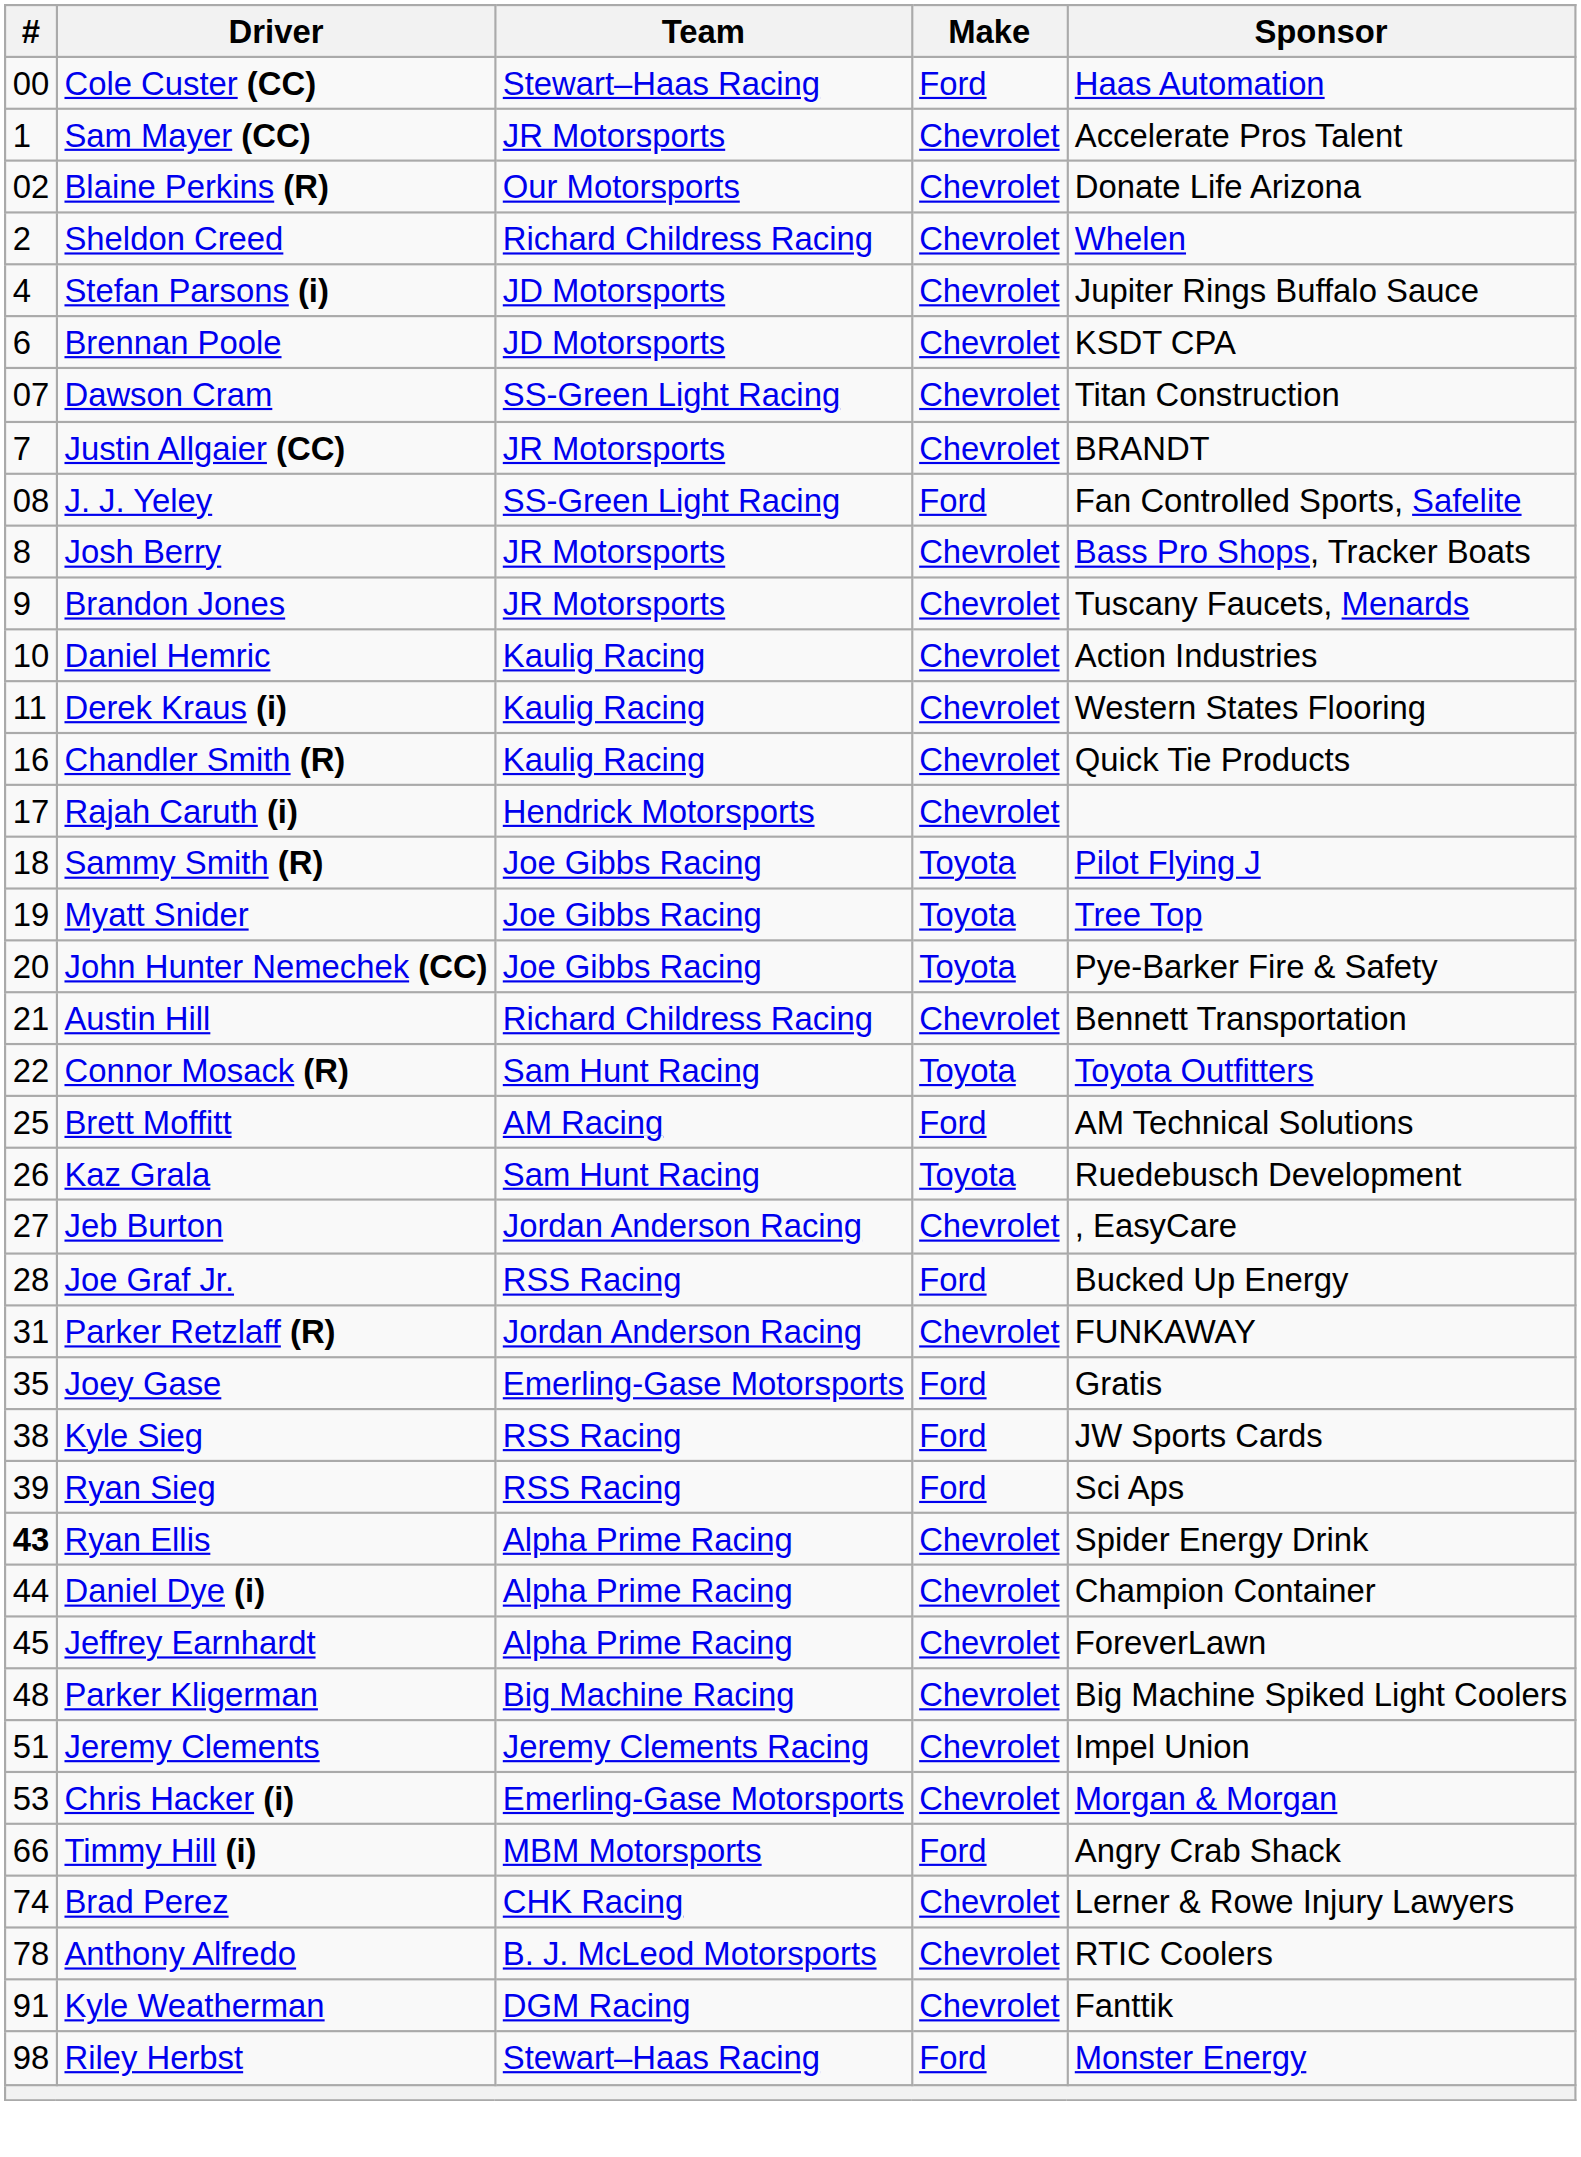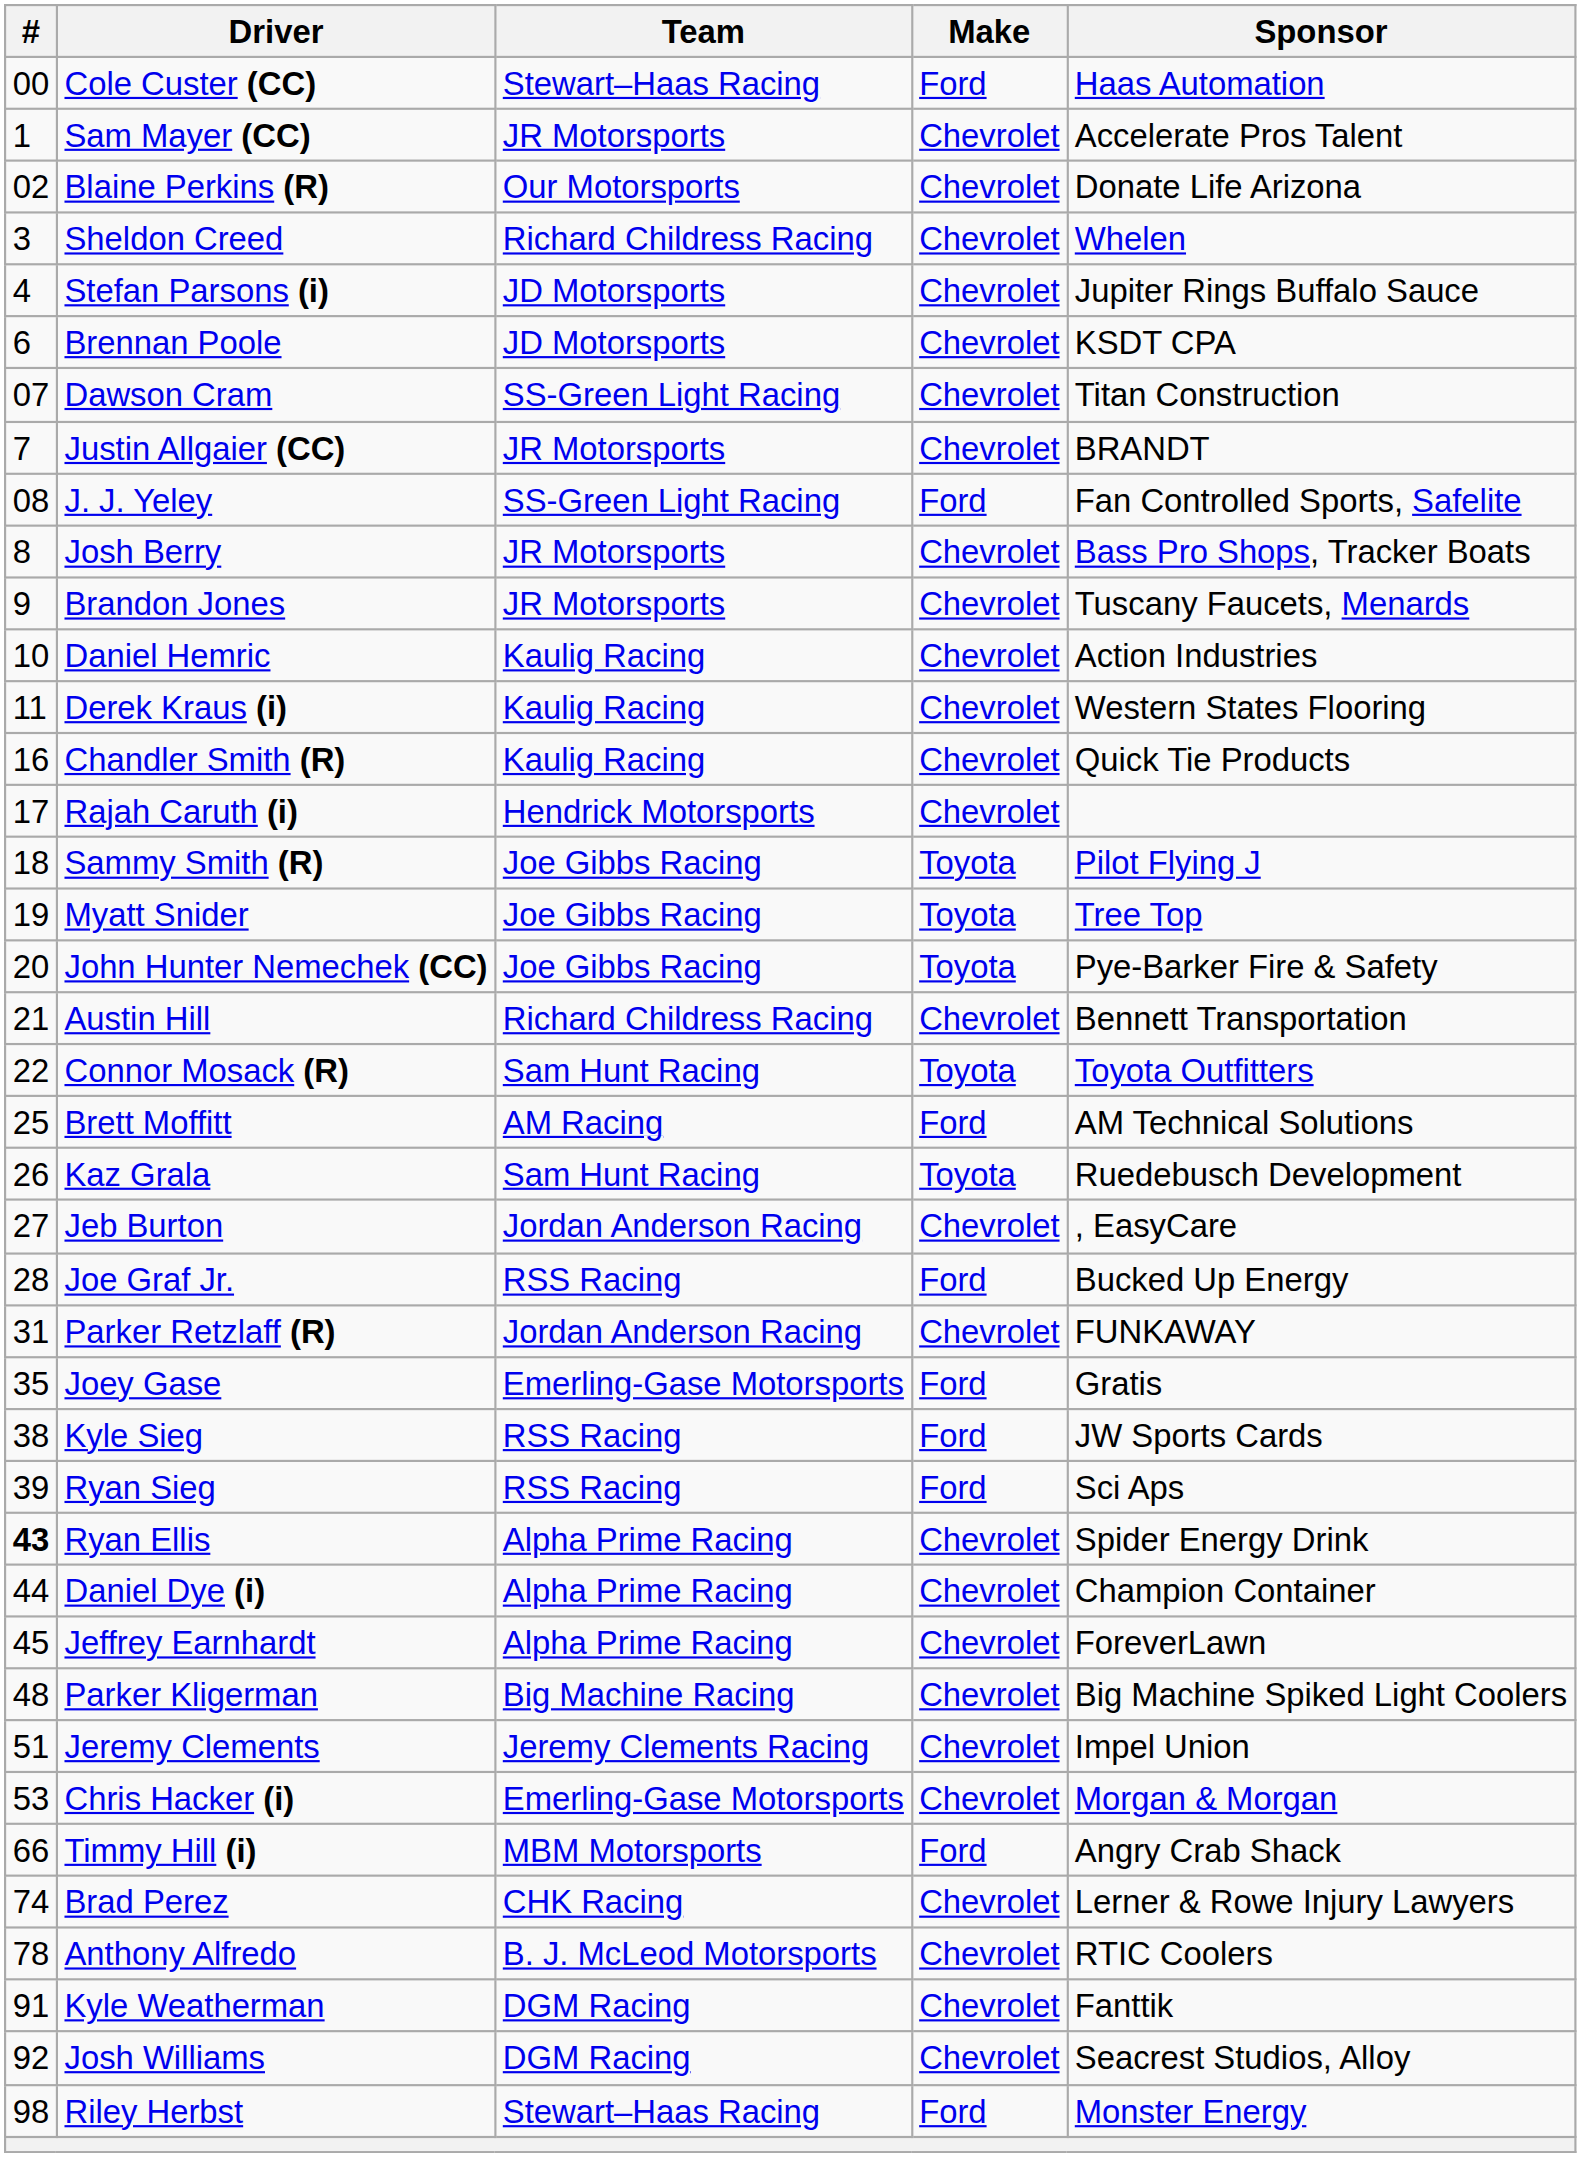(22, 239) 2 -> (22, 239) 3
+ row: (165, 2058)
